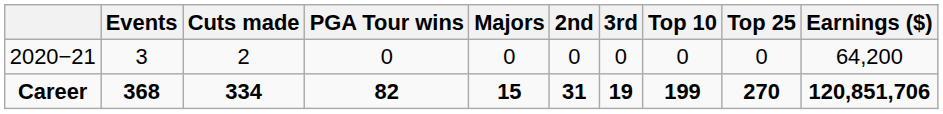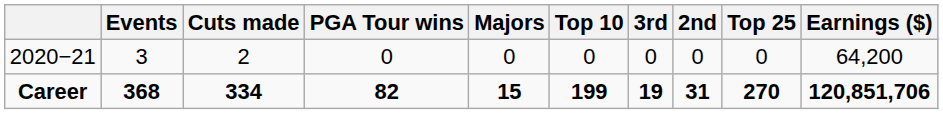columns swapped: (574, 22) <-> (683, 22)
